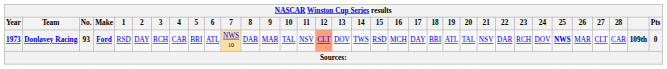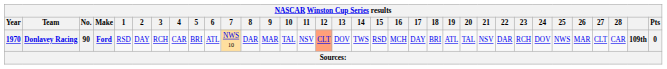(13, 40) 1973 -> (13, 40) 1970
(86, 40) 93 -> (86, 40) 90
(562, 40) bold -> (562, 40) normal
